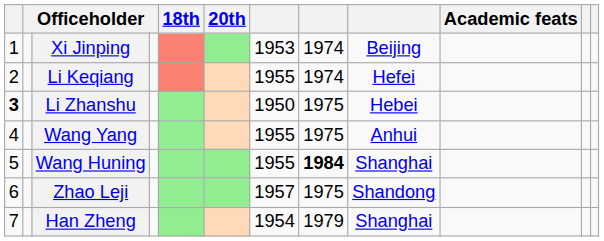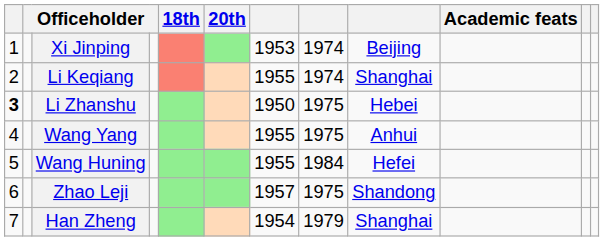(394, 76) Hefei -> (394, 76) Shanghai
(324, 163) bold -> (324, 163) normal
(394, 163) Shanghai -> (394, 163) Hefei
